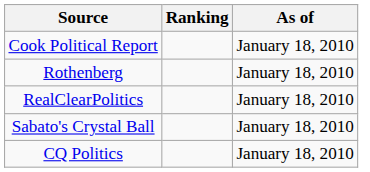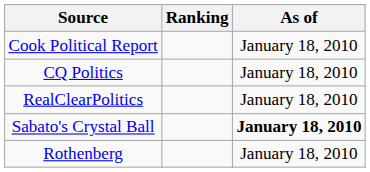rows swapped: (83, 72) <-> (83, 153)
(295, 126) normal -> (299, 126) bold
